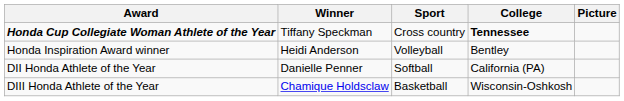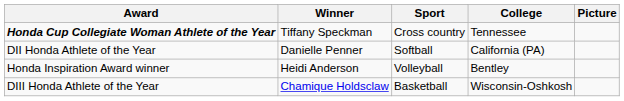(500, 31) bold -> (498, 31) normal
rows swapped: (88, 50) <-> (81, 68)
